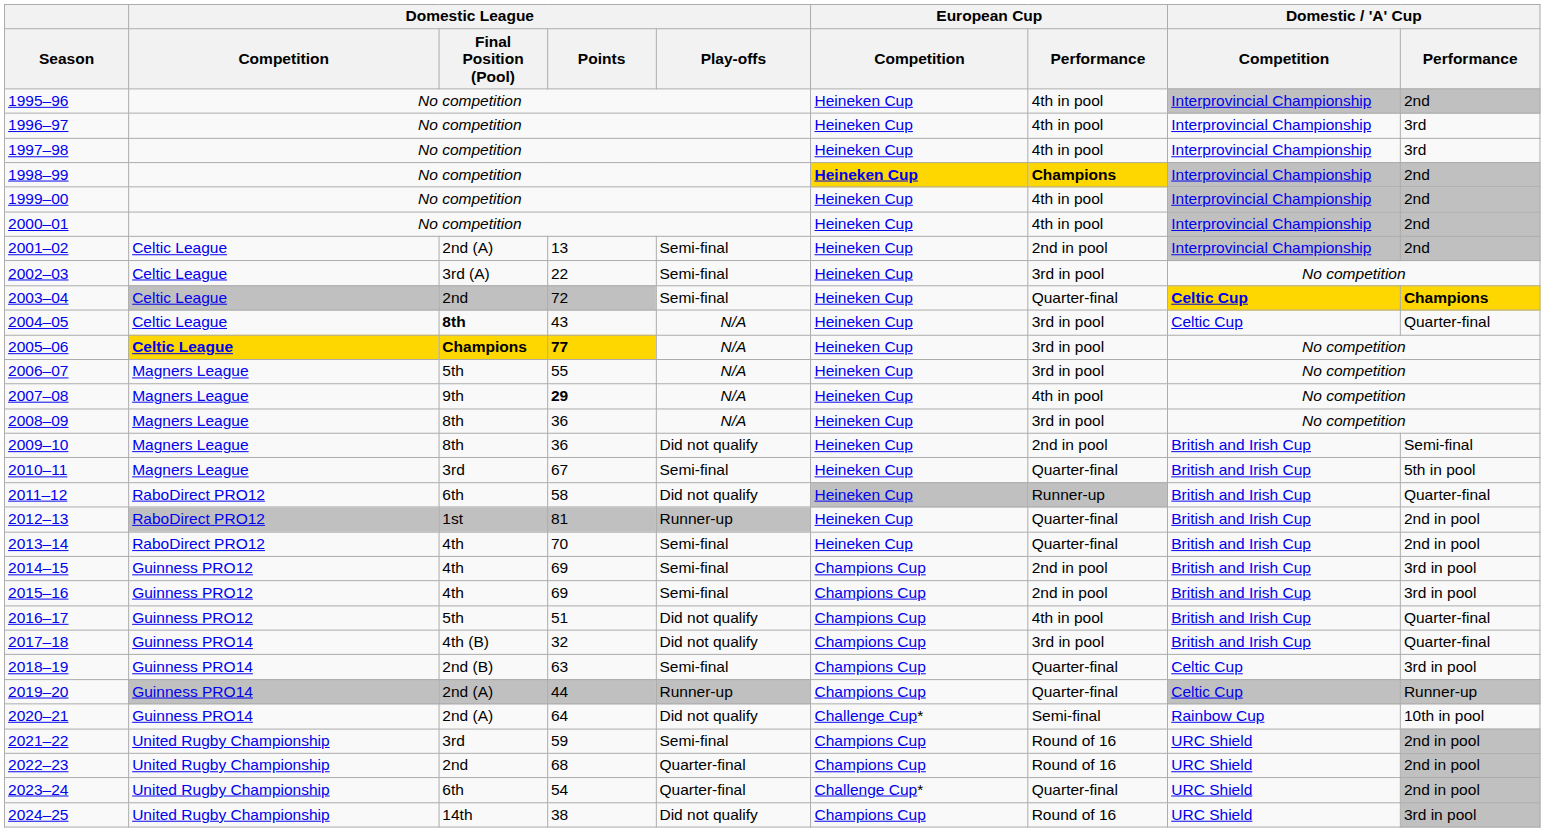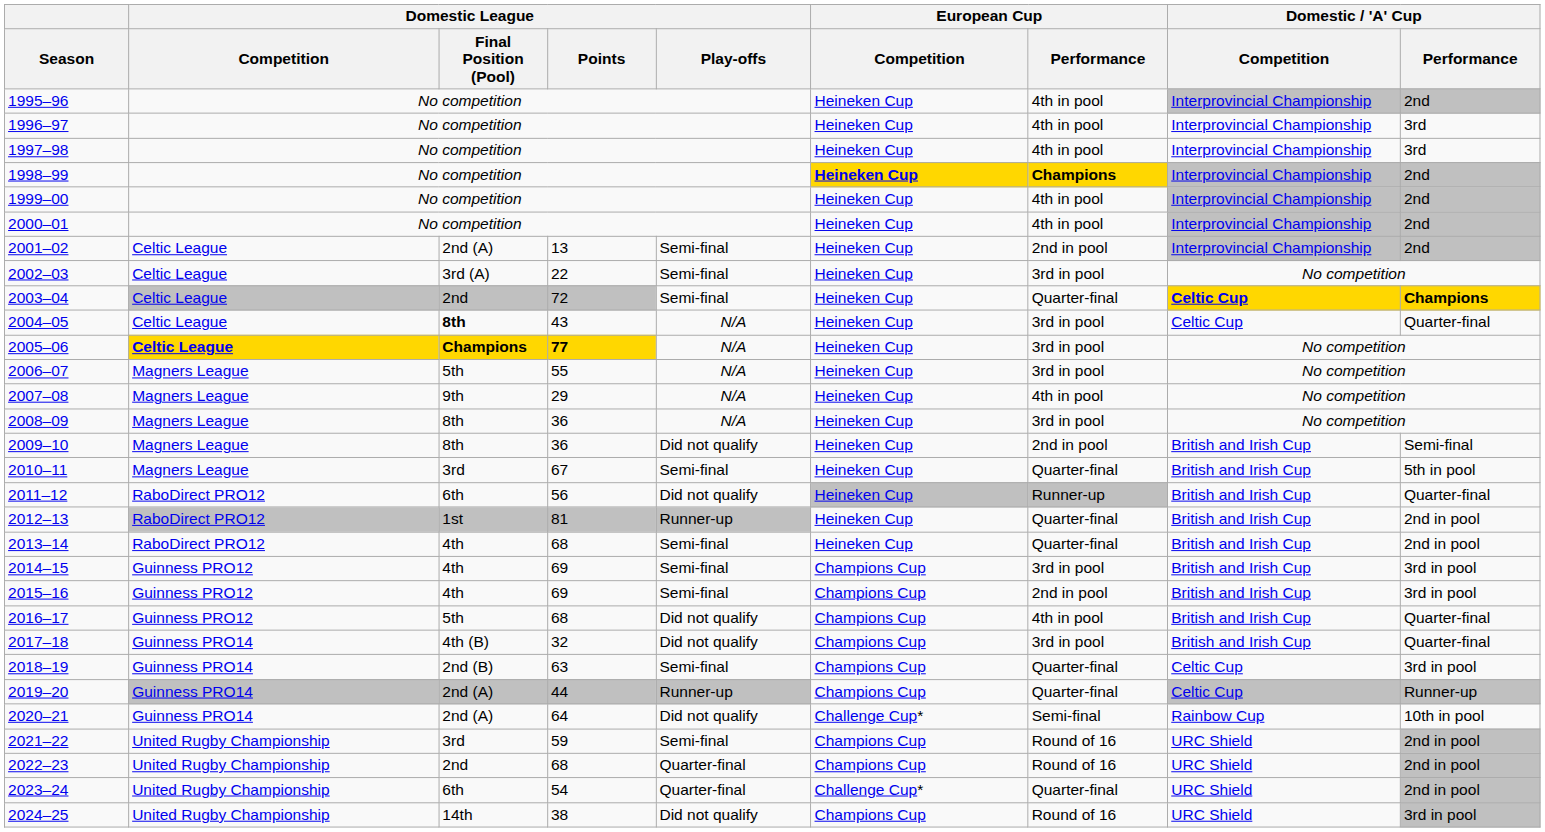(560, 396) bold -> (560, 396) normal
(560, 494) 58 -> (560, 494) 56
(560, 544) 70 -> (560, 544) 68
(1070, 568) 2nd in pool -> (1068, 568) 3rd in pool
(560, 617) 51 -> (560, 617) 68
